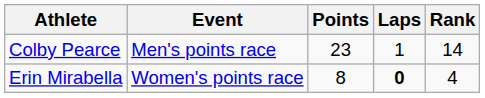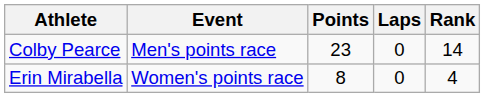(399, 49) 1 -> (399, 49) 0
(399, 78) bold -> (399, 78) normal
